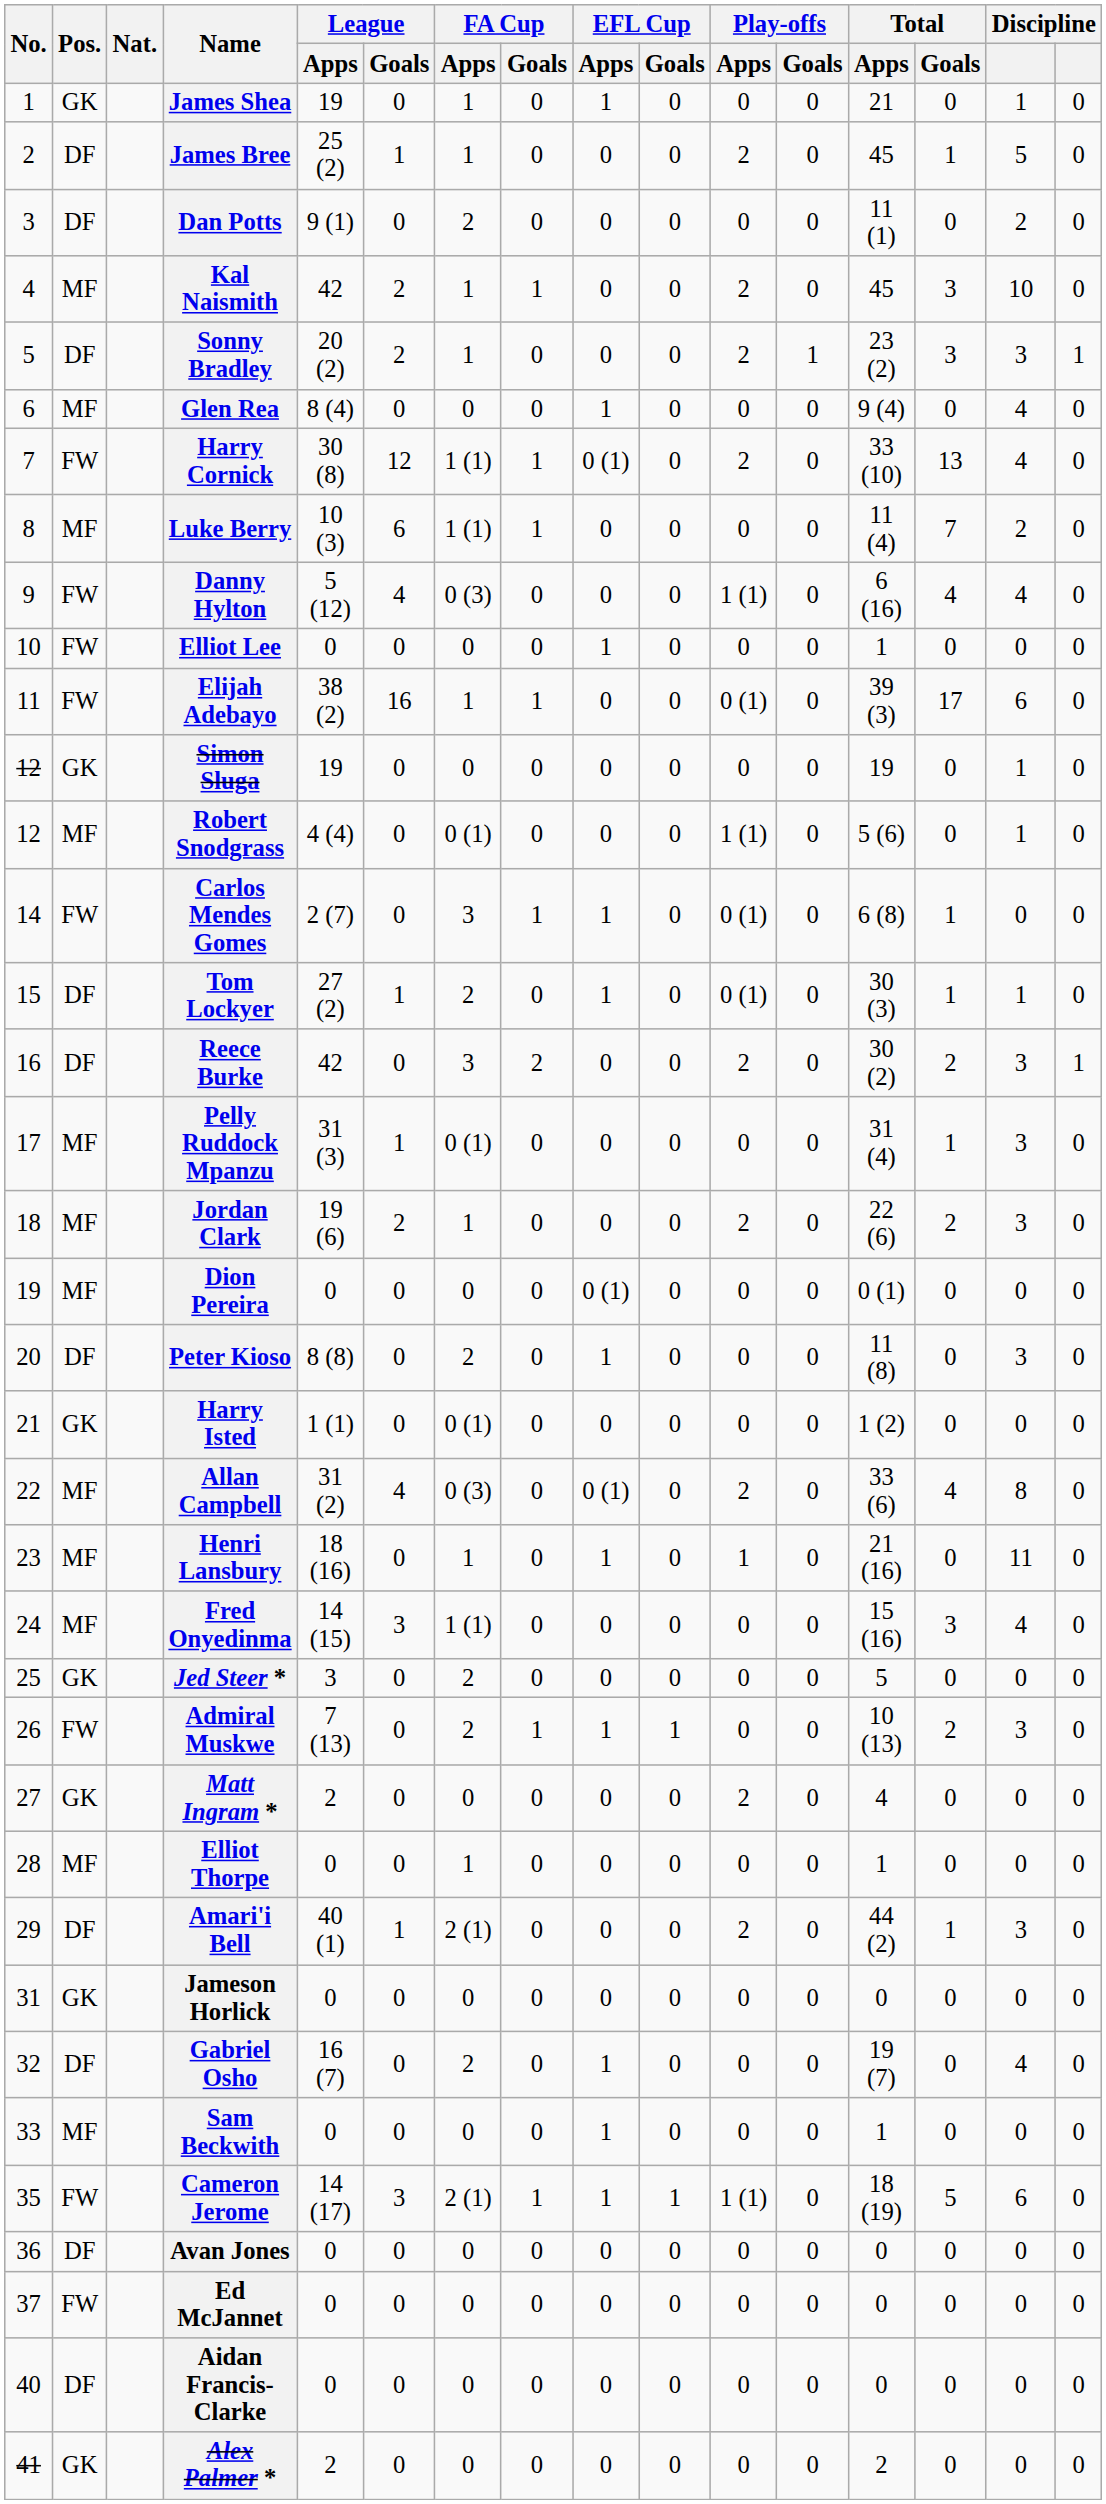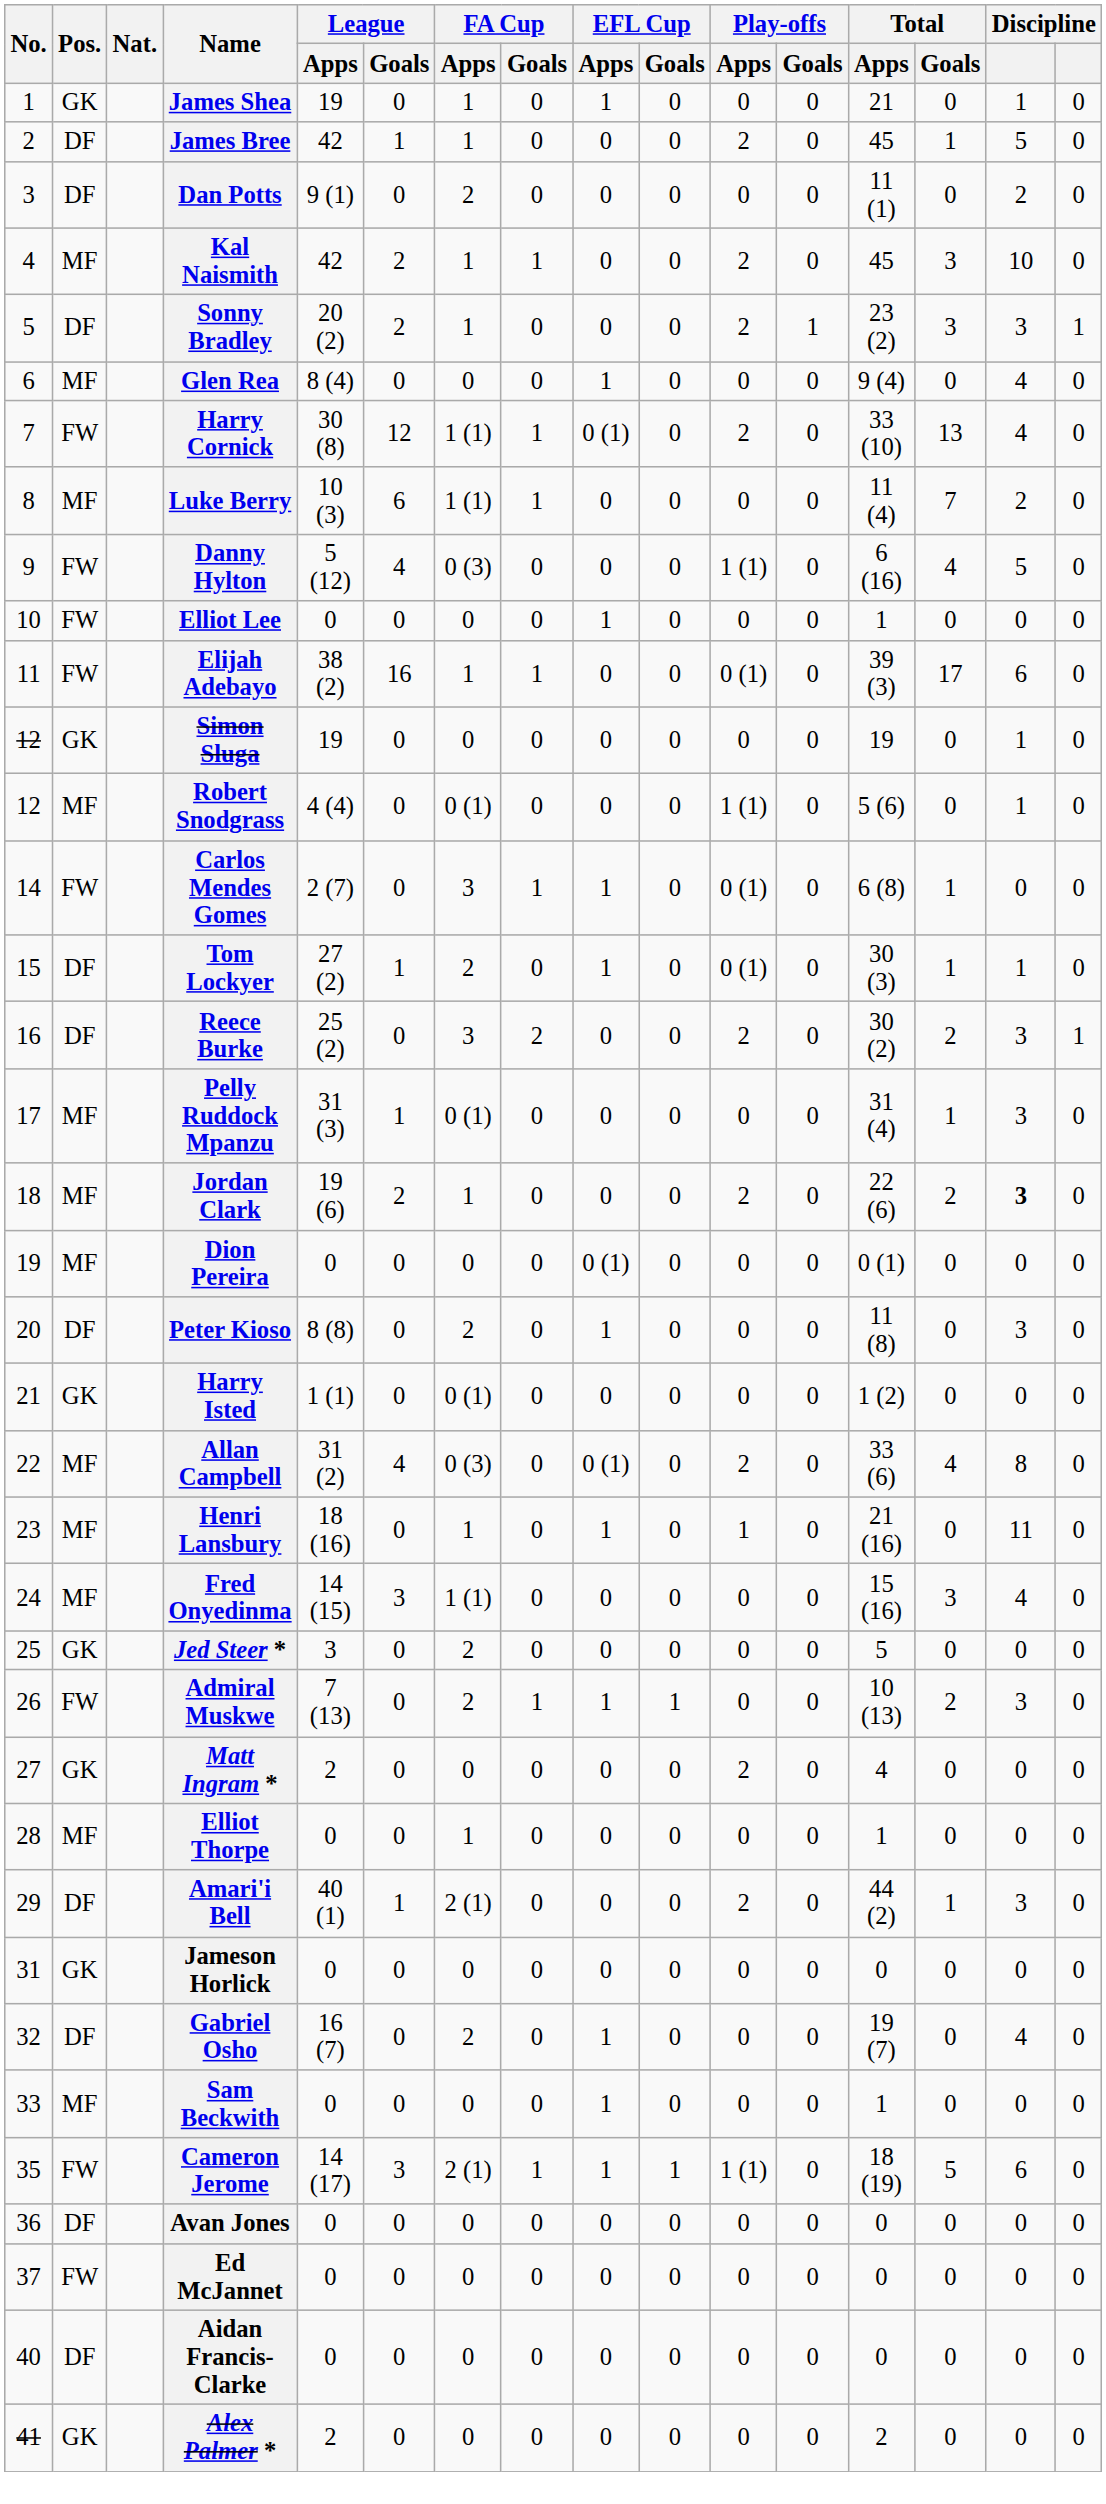(330, 155) 25 (2) -> (330, 141) 42
(1021, 594) 4 -> (1021, 567) 5
(330, 1062) 42 -> (330, 1034) 25 (2)
(1021, 1223) normal -> (1021, 1196) bold
